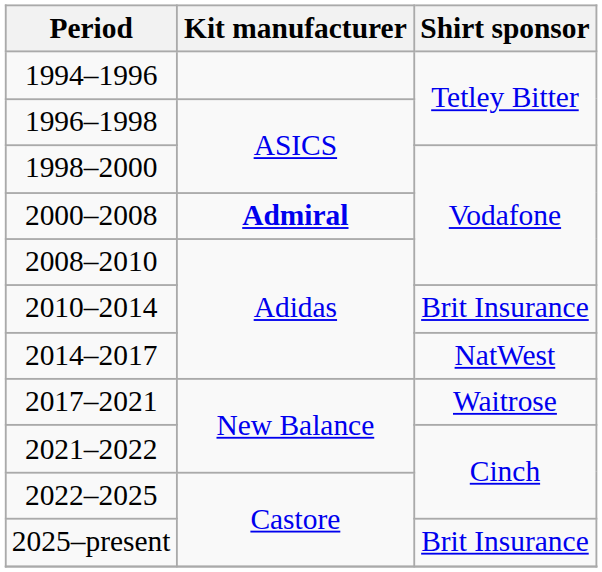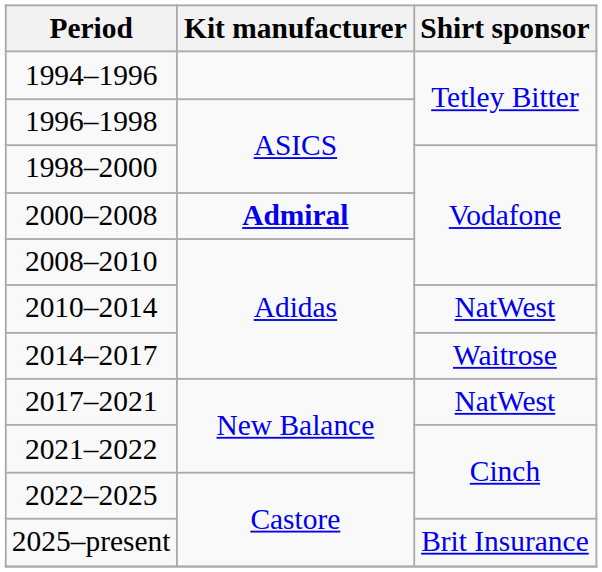(505, 308) Brit Insurance -> (505, 308) NatWest
(505, 355) NatWest -> (505, 355) Waitrose
(505, 401) Waitrose -> (505, 401) NatWest
